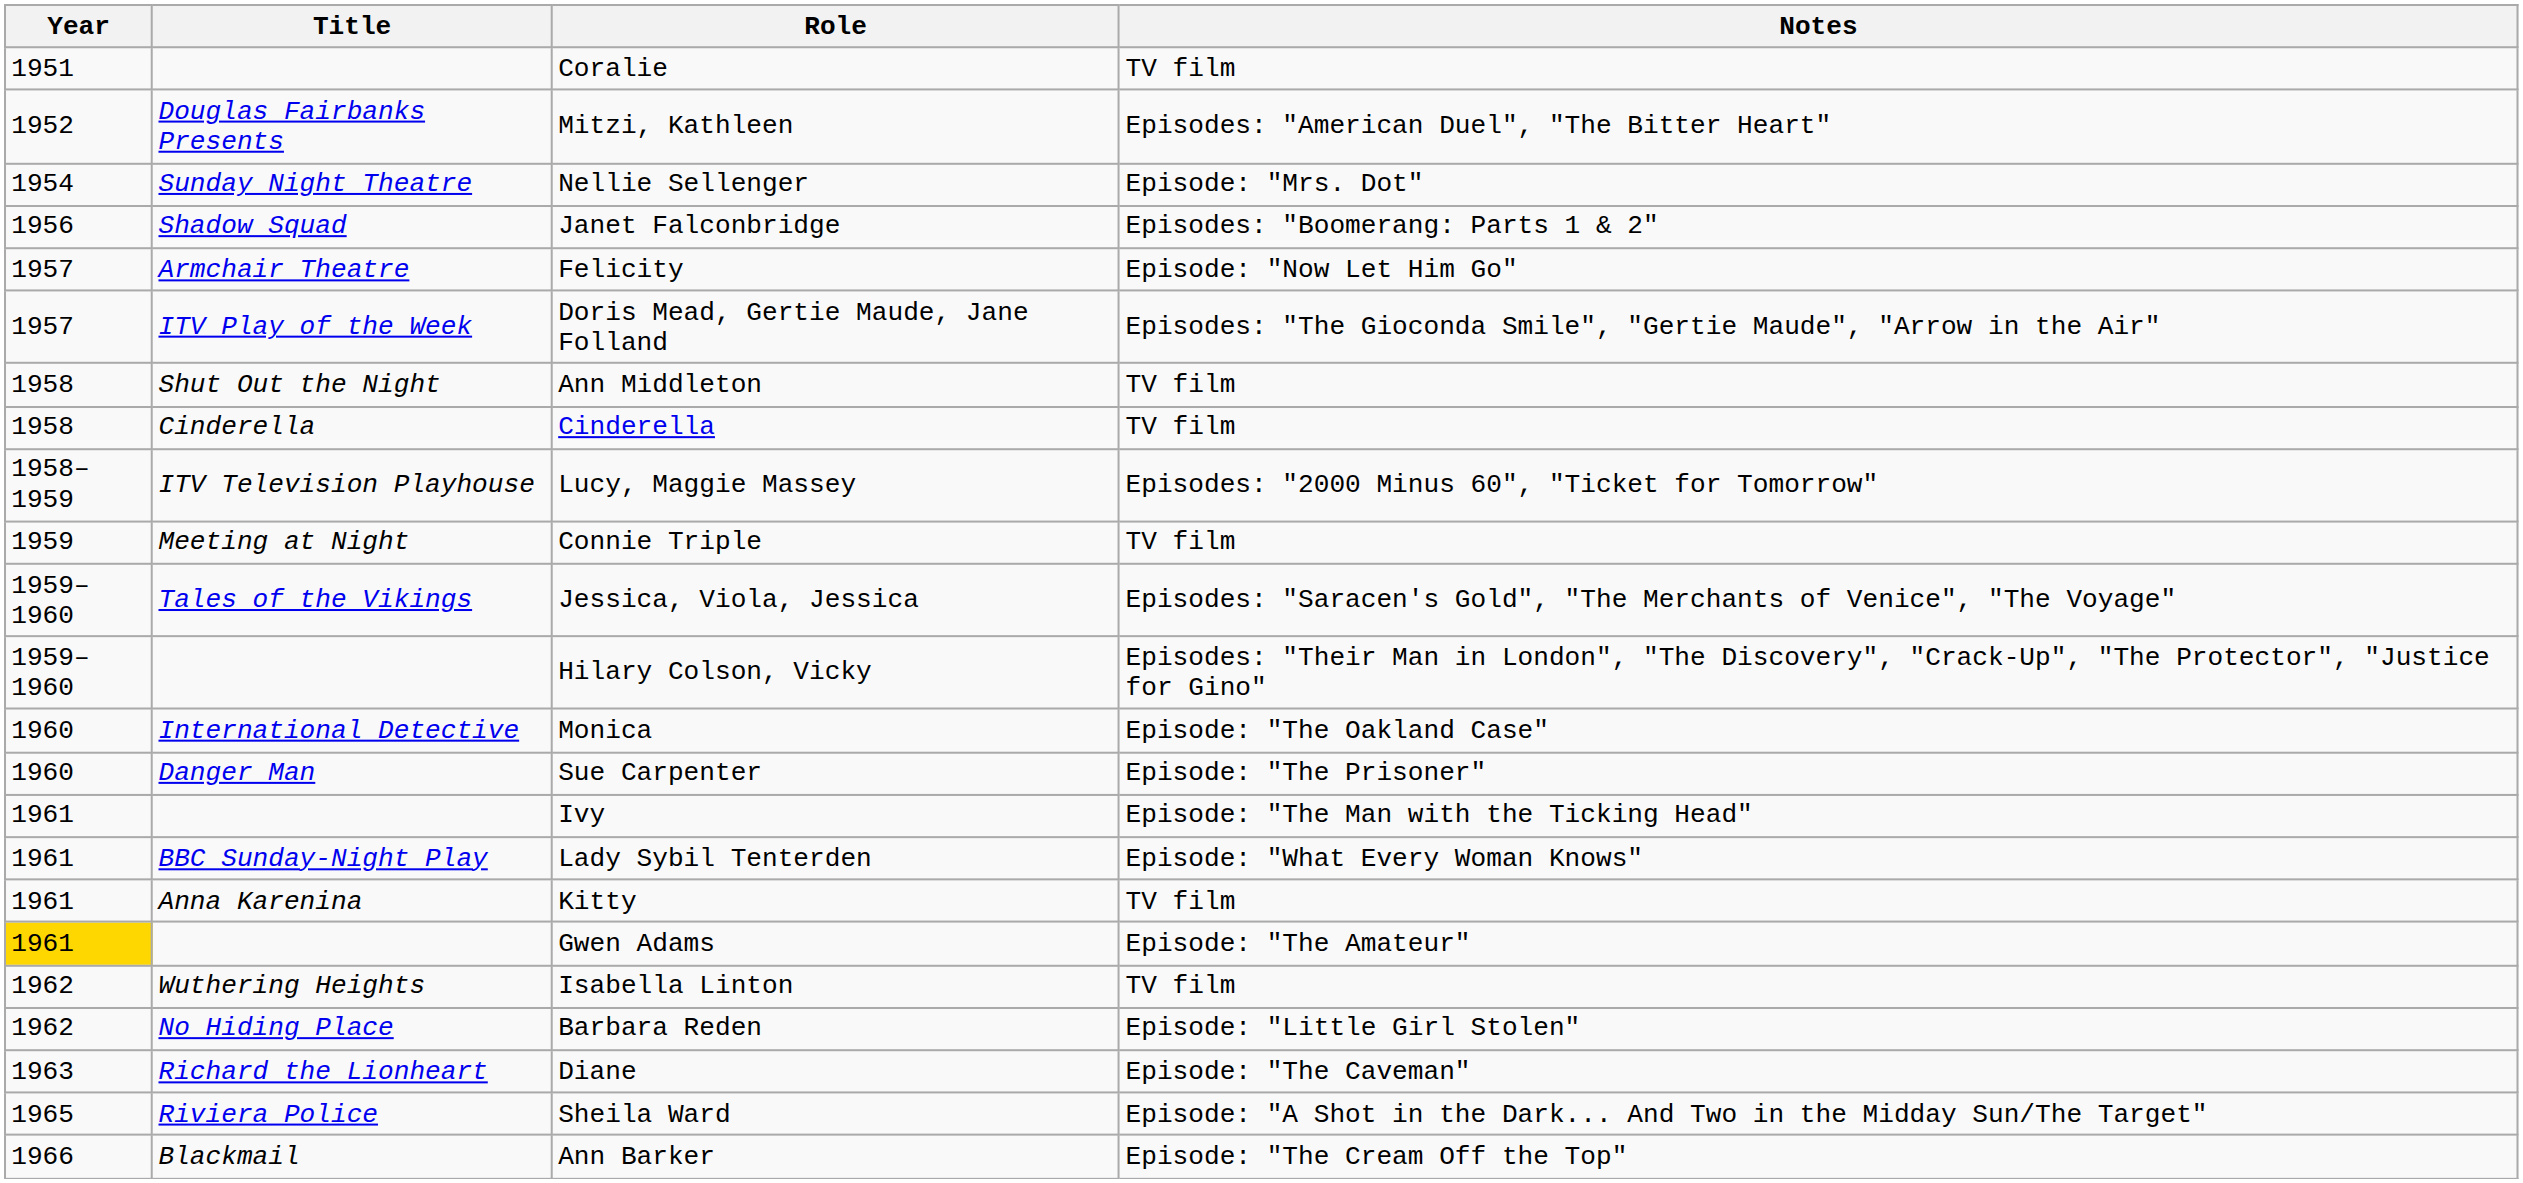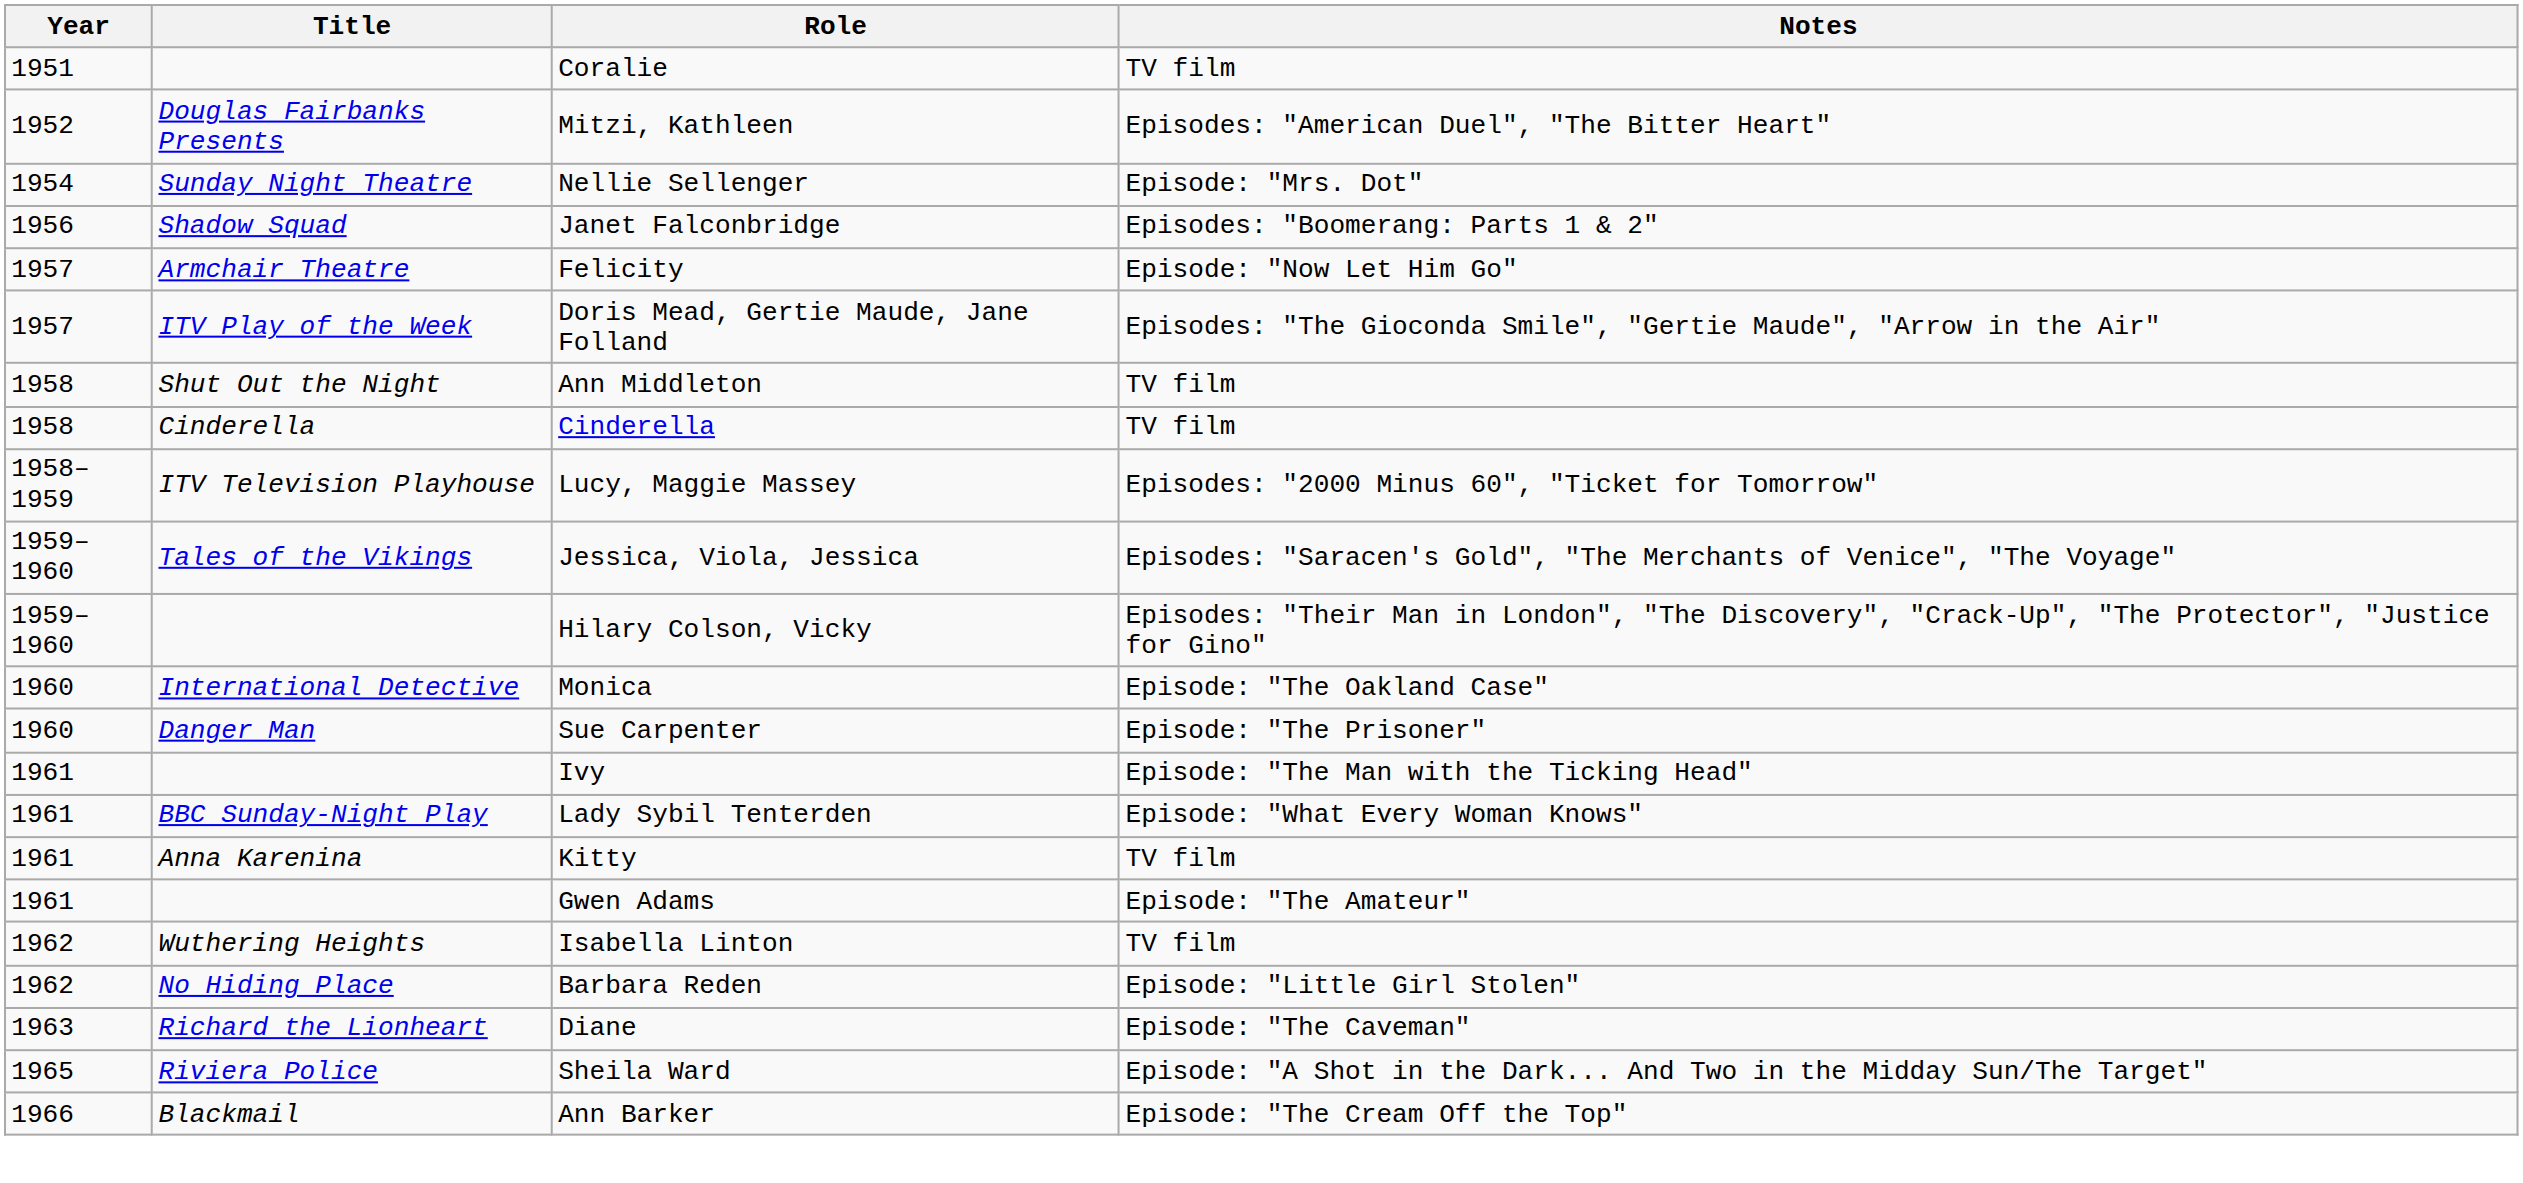- row: (660, 543)
(43, 944) gold background -> (43, 901) no background
